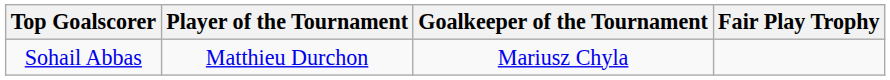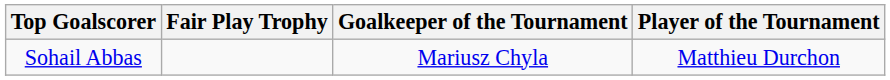columns swapped: (287, 22) <-> (799, 22)
